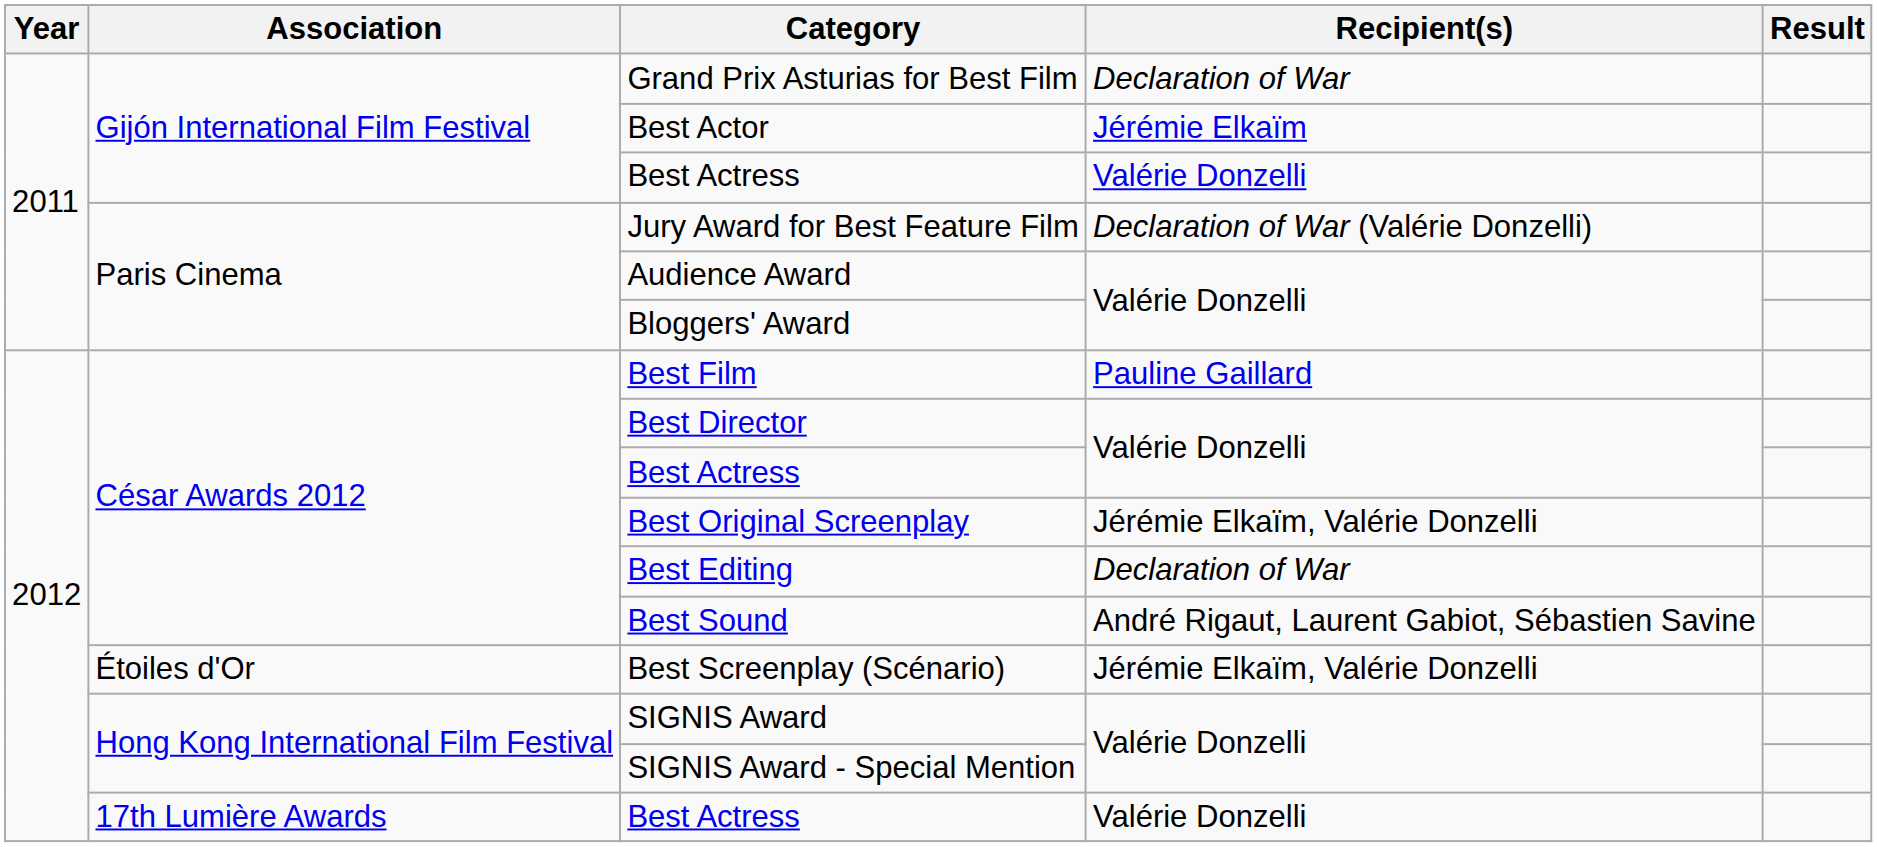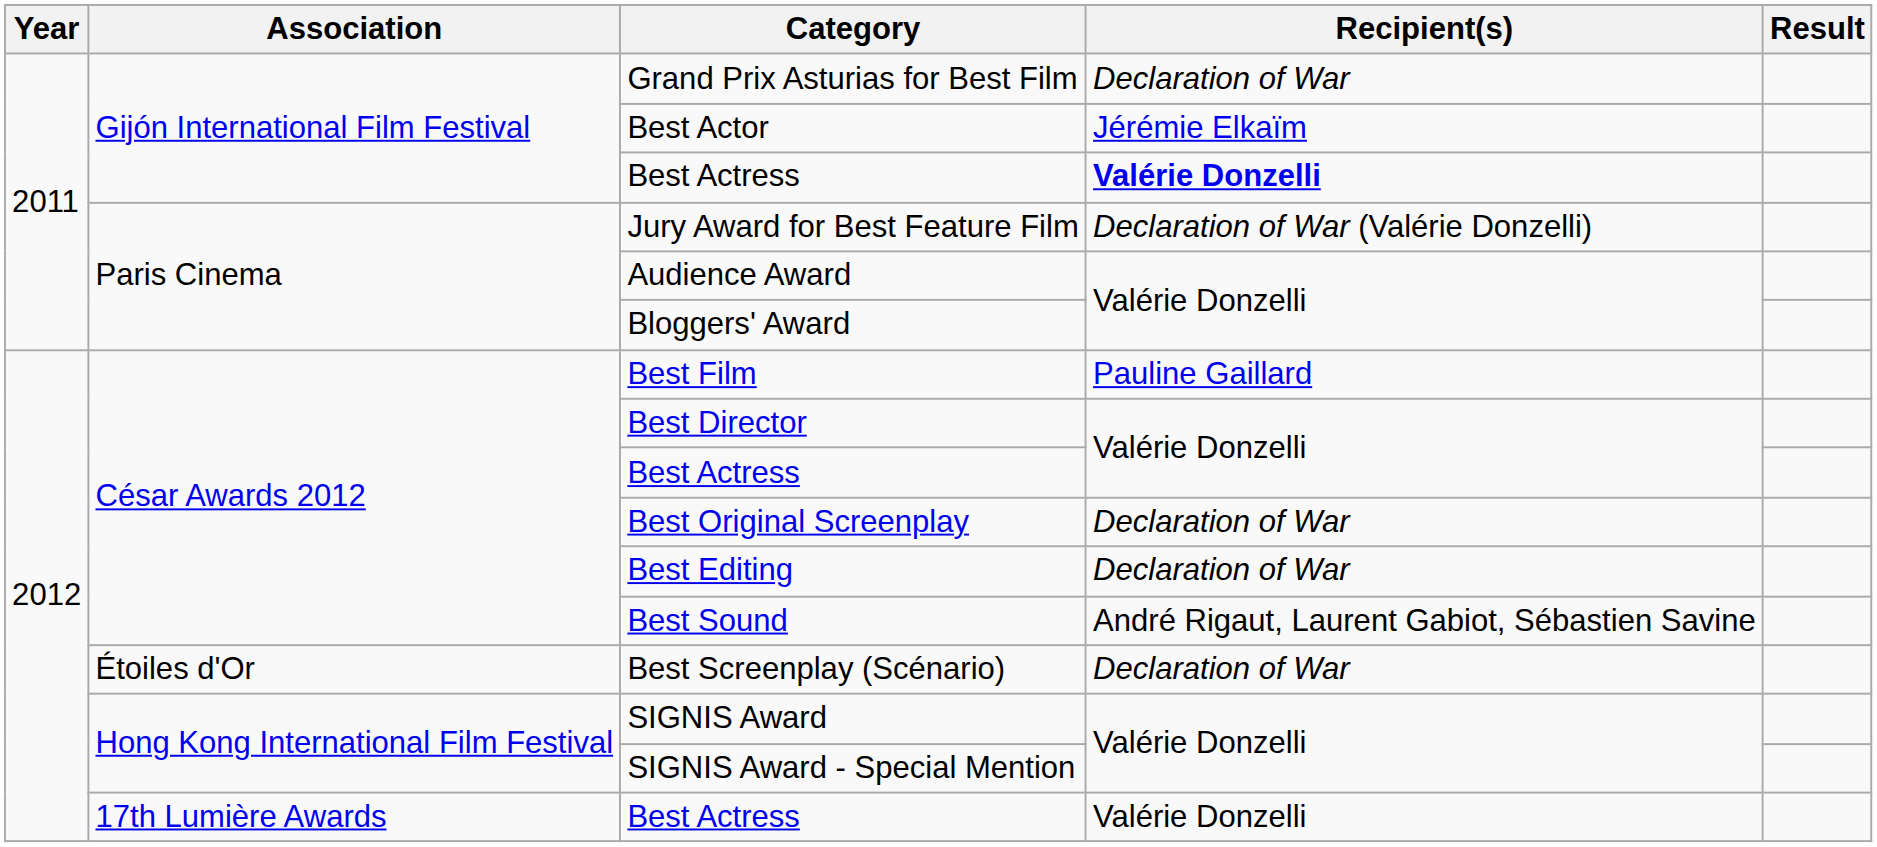(1200, 176) normal -> (1207, 176) bold
(1315, 521) Jérémie Elkaïm, Valérie Donzelli -> (1221, 521) Declaration of War
(1315, 669) Jérémie Elkaïm, Valérie Donzelli -> (1221, 669) Declaration of War
